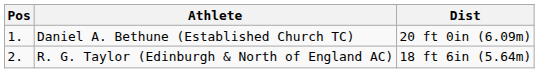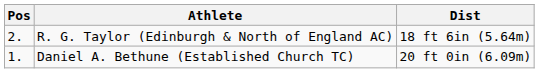rows swapped: (196, 36) <-> (215, 57)
